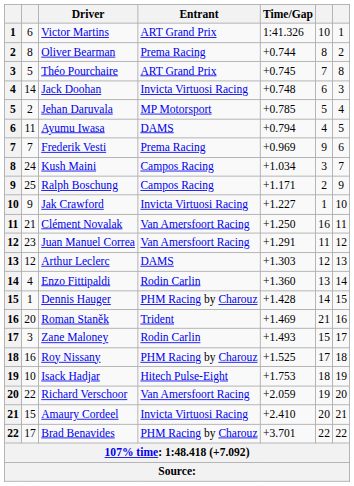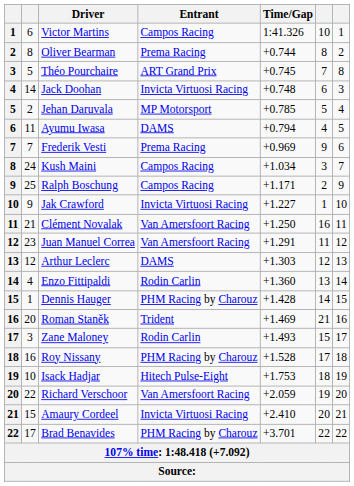(178, 32) ART Grand Prix -> (177, 32) Campos Racing
(279, 356) +1.525 -> (279, 356) +1.528
